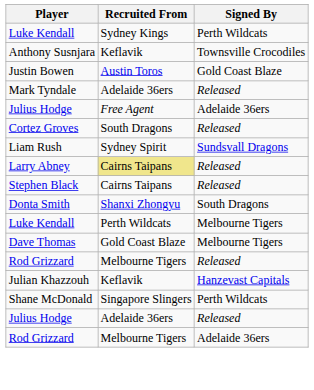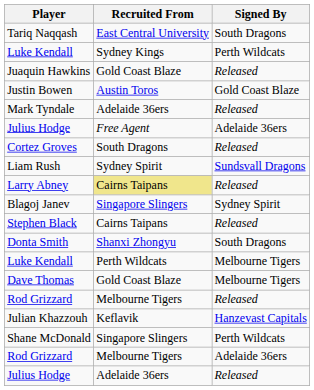+ row: (42, 33)
- row: (52, 52)
+ row: (49, 71)
+ row: (38, 204)
rows swapped: (40, 318) <-> (41, 337)
